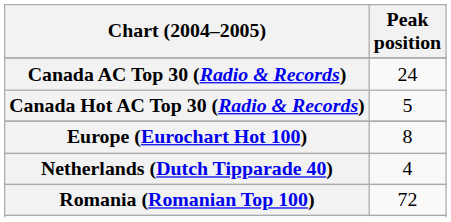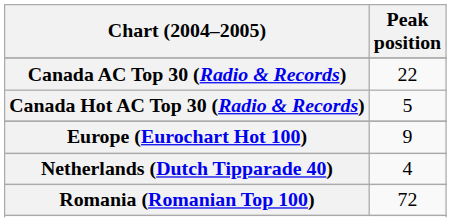(408, 74) 24 -> (408, 74) 22
(408, 136) 8 -> (408, 136) 9
